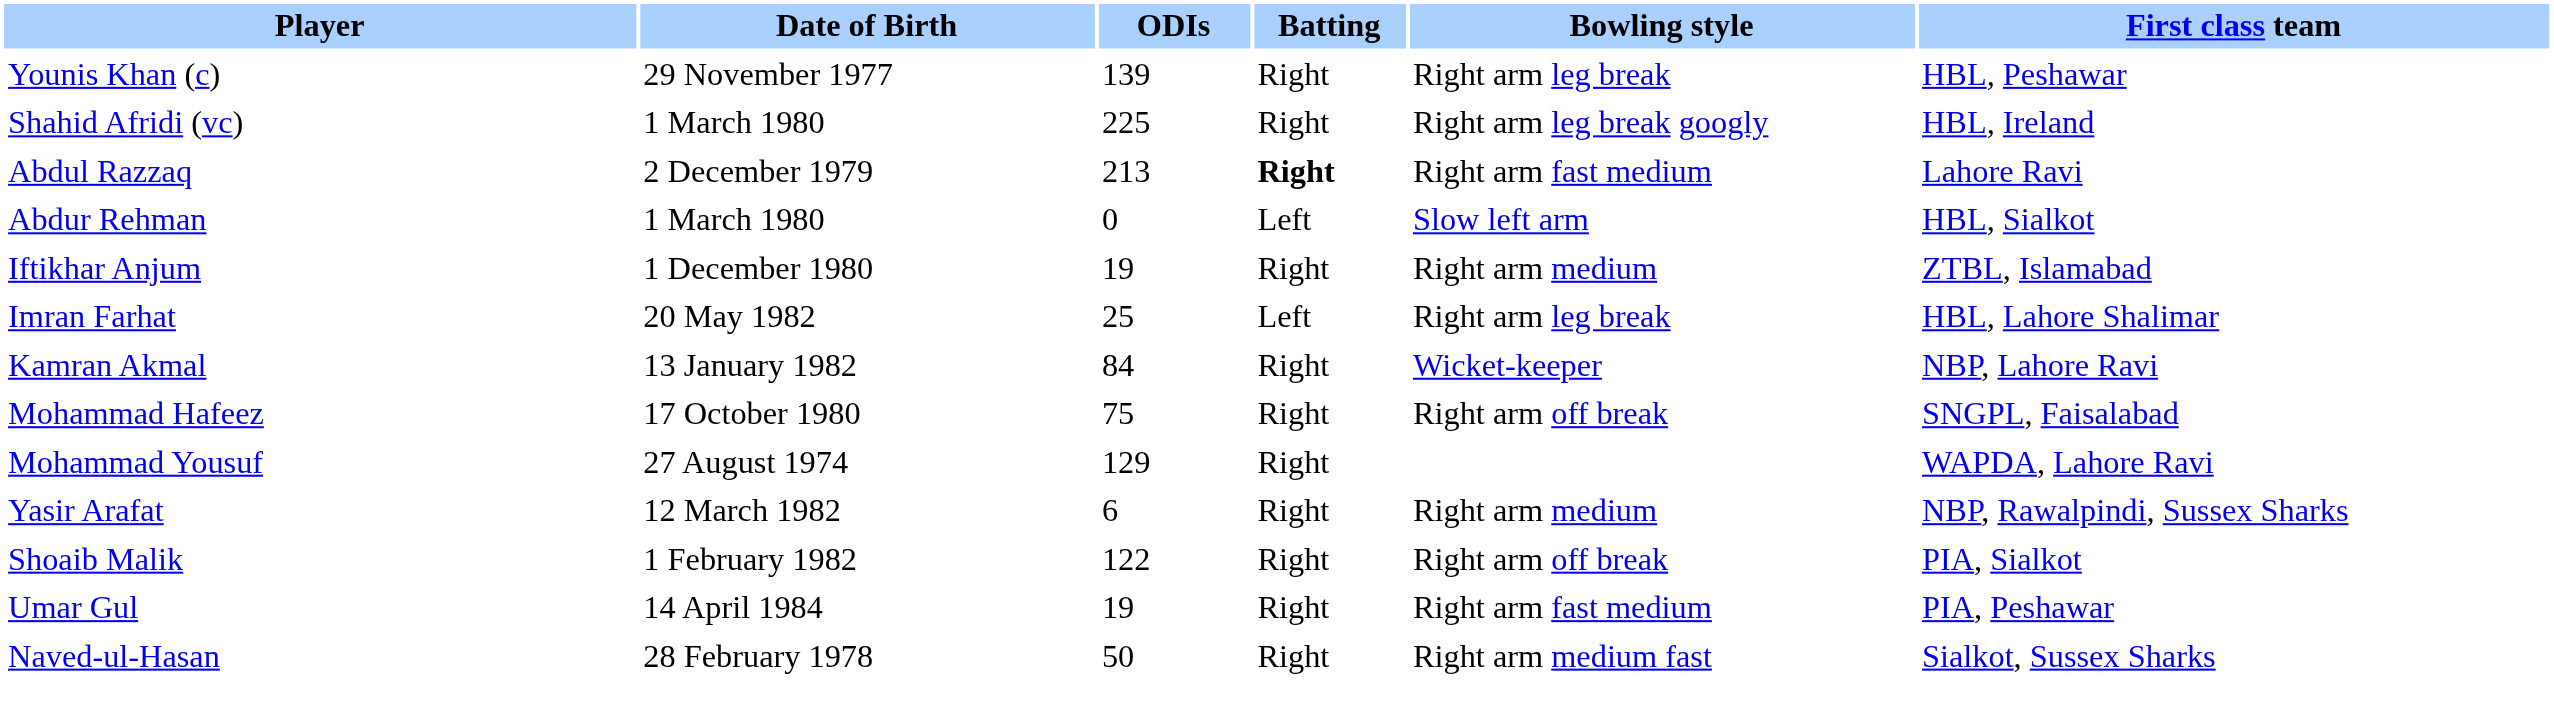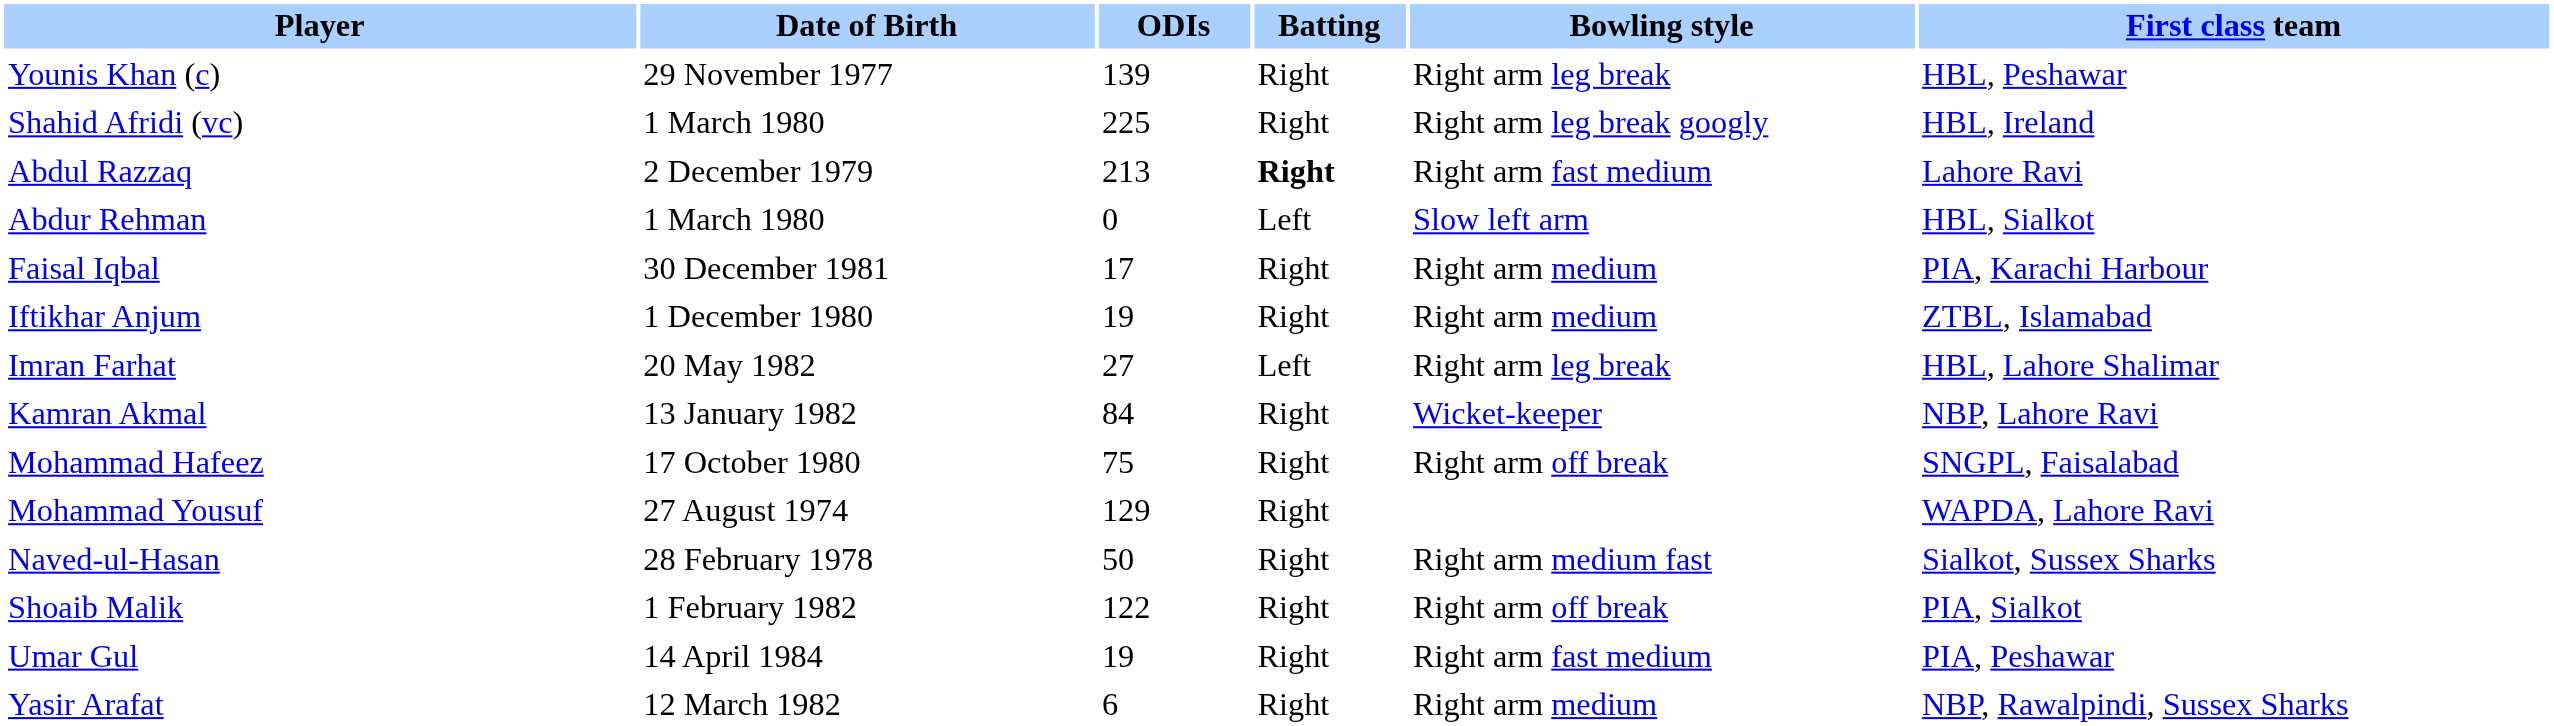+ row: (84, 268)
(1118, 316) 25 -> (1118, 365) 27
rows swapped: (114, 655) <-> (86, 510)
